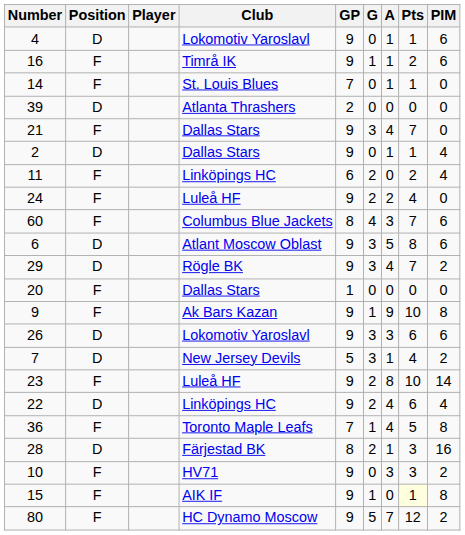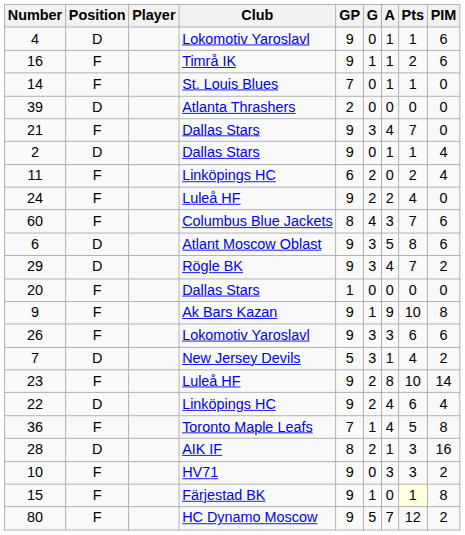(97, 335) D -> (97, 335) F
(224, 449) Färjestad BK -> (202, 449) AIK IF
(202, 495) AIK IF -> (224, 495) Färjestad BK
